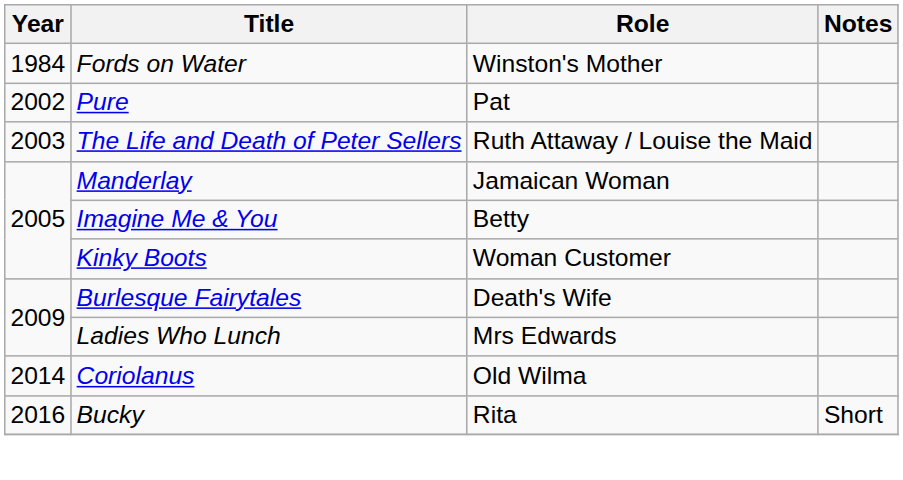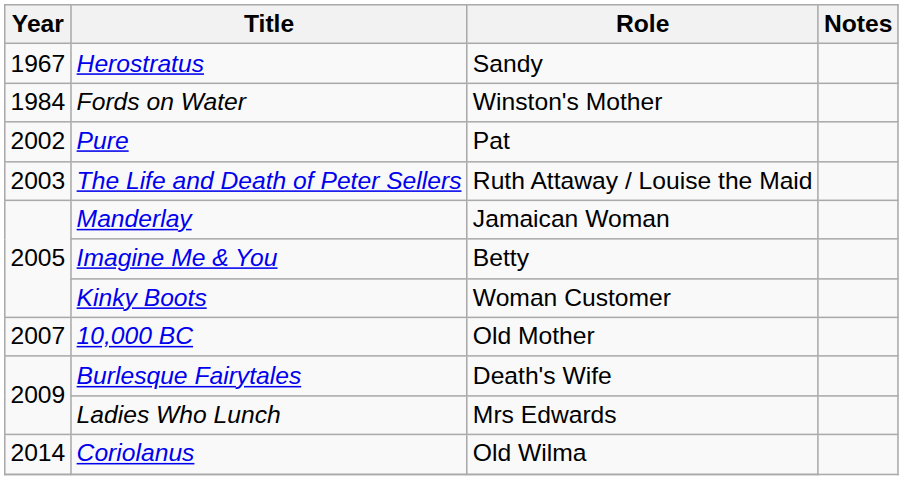+ row: (140, 63)
+ row: (135, 336)
- row: (110, 414)
